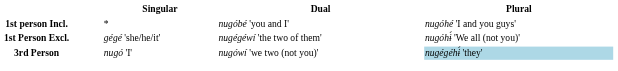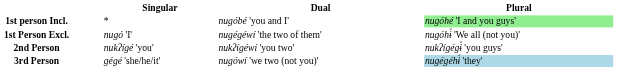(470, 23) no background -> (470, 21) lightgreen background
(132, 38) gégé 'she/he/it' -> (118, 34) nugó 'I'
+ row: (37, 48)
(118, 53) nugó 'I' -> (132, 61) gégé 'she/he/it'
